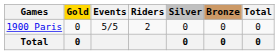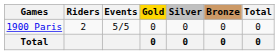columns swapped: (148, 12) <-> (78, 12)
